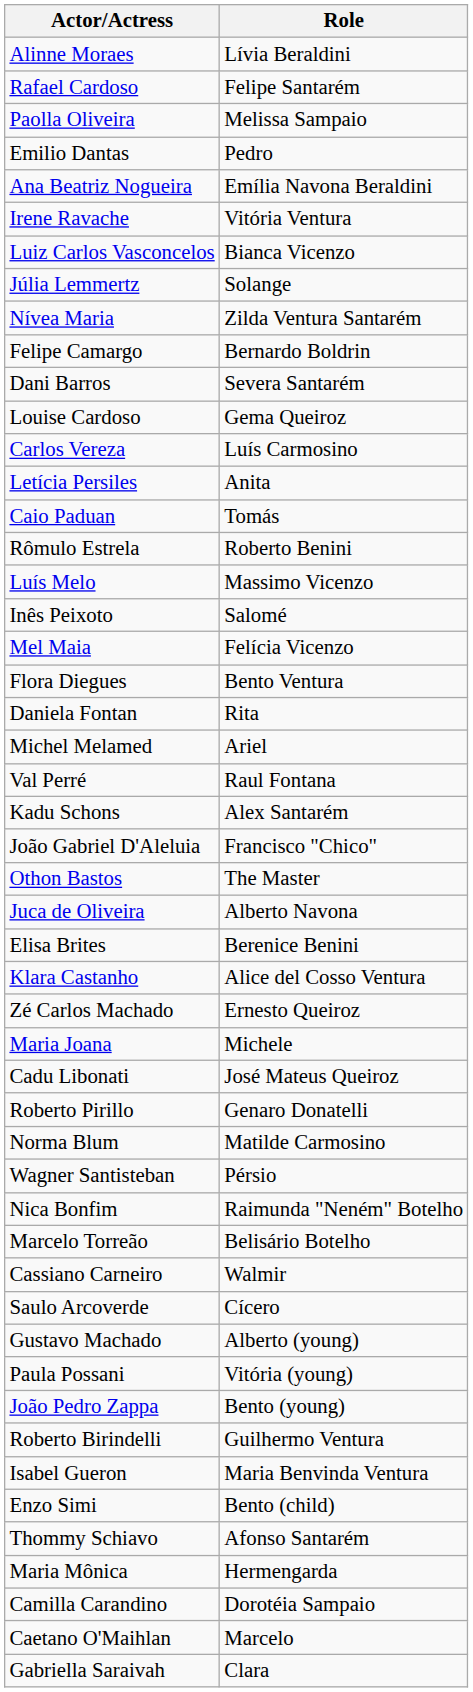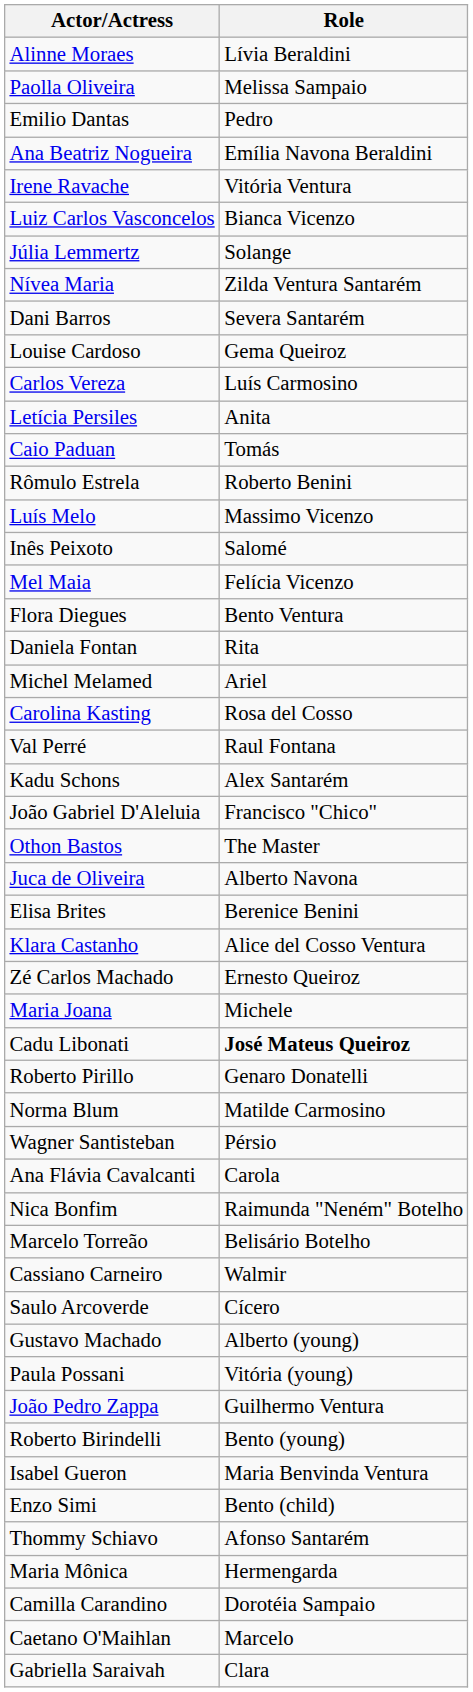- row: (74, 86)
- row: (76, 350)
+ row: (80, 713)
(312, 1076) normal -> (317, 1043) bold
+ row: (102, 1175)
(285, 1406) Bento (young) -> (304, 1406) Guilhermo Ventura
(304, 1439) Guilhermo Ventura -> (285, 1439) Bento (young)
